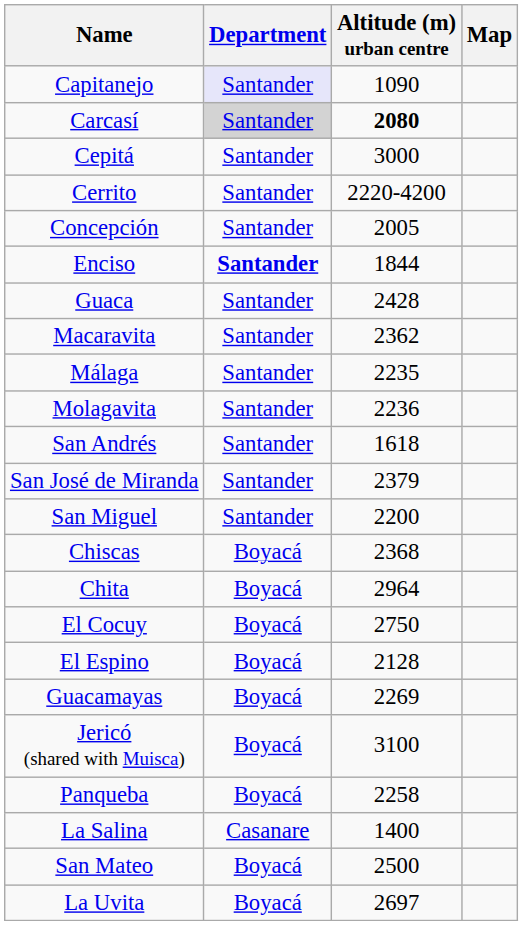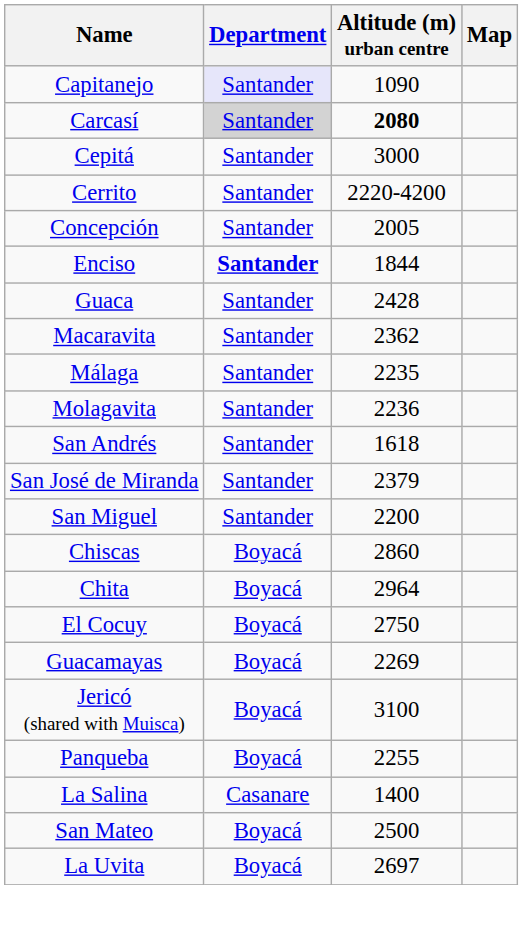(397, 552) 2368 -> (397, 552) 2860
- row: (104, 660)
(397, 794) 2258 -> (397, 758) 2255
